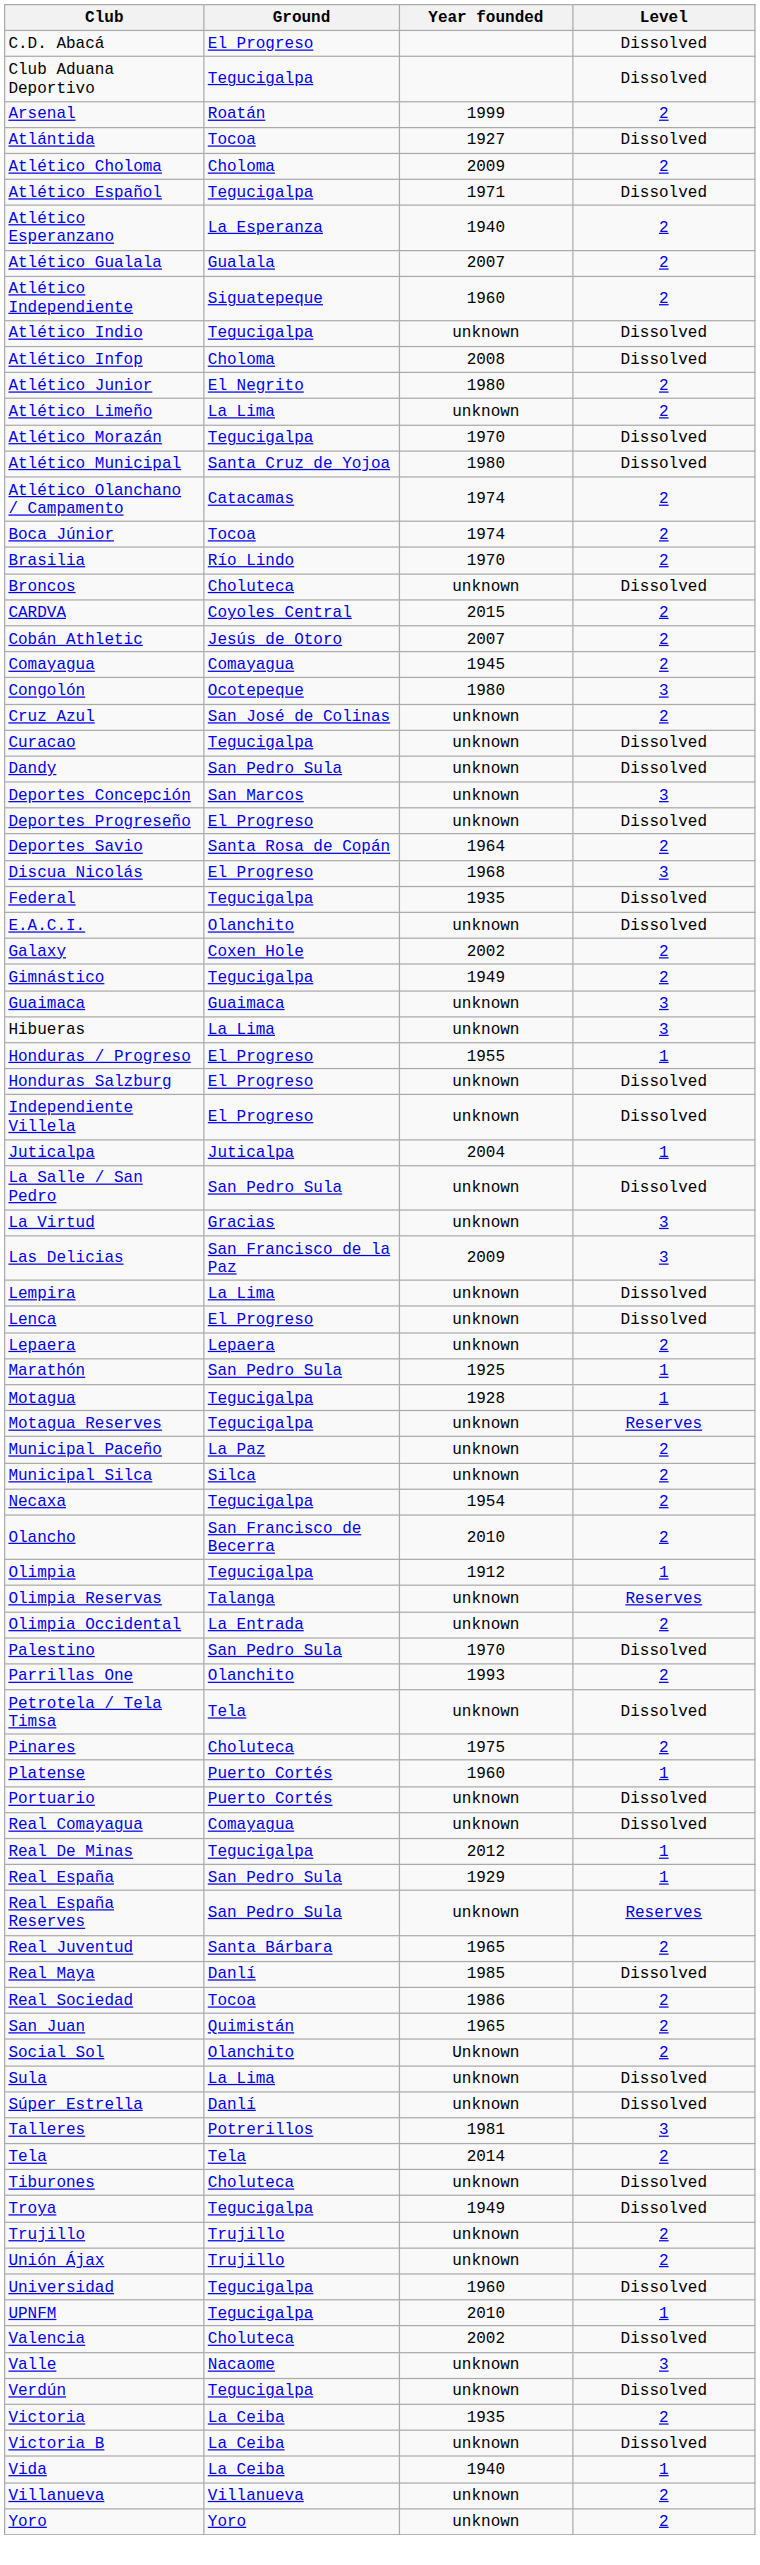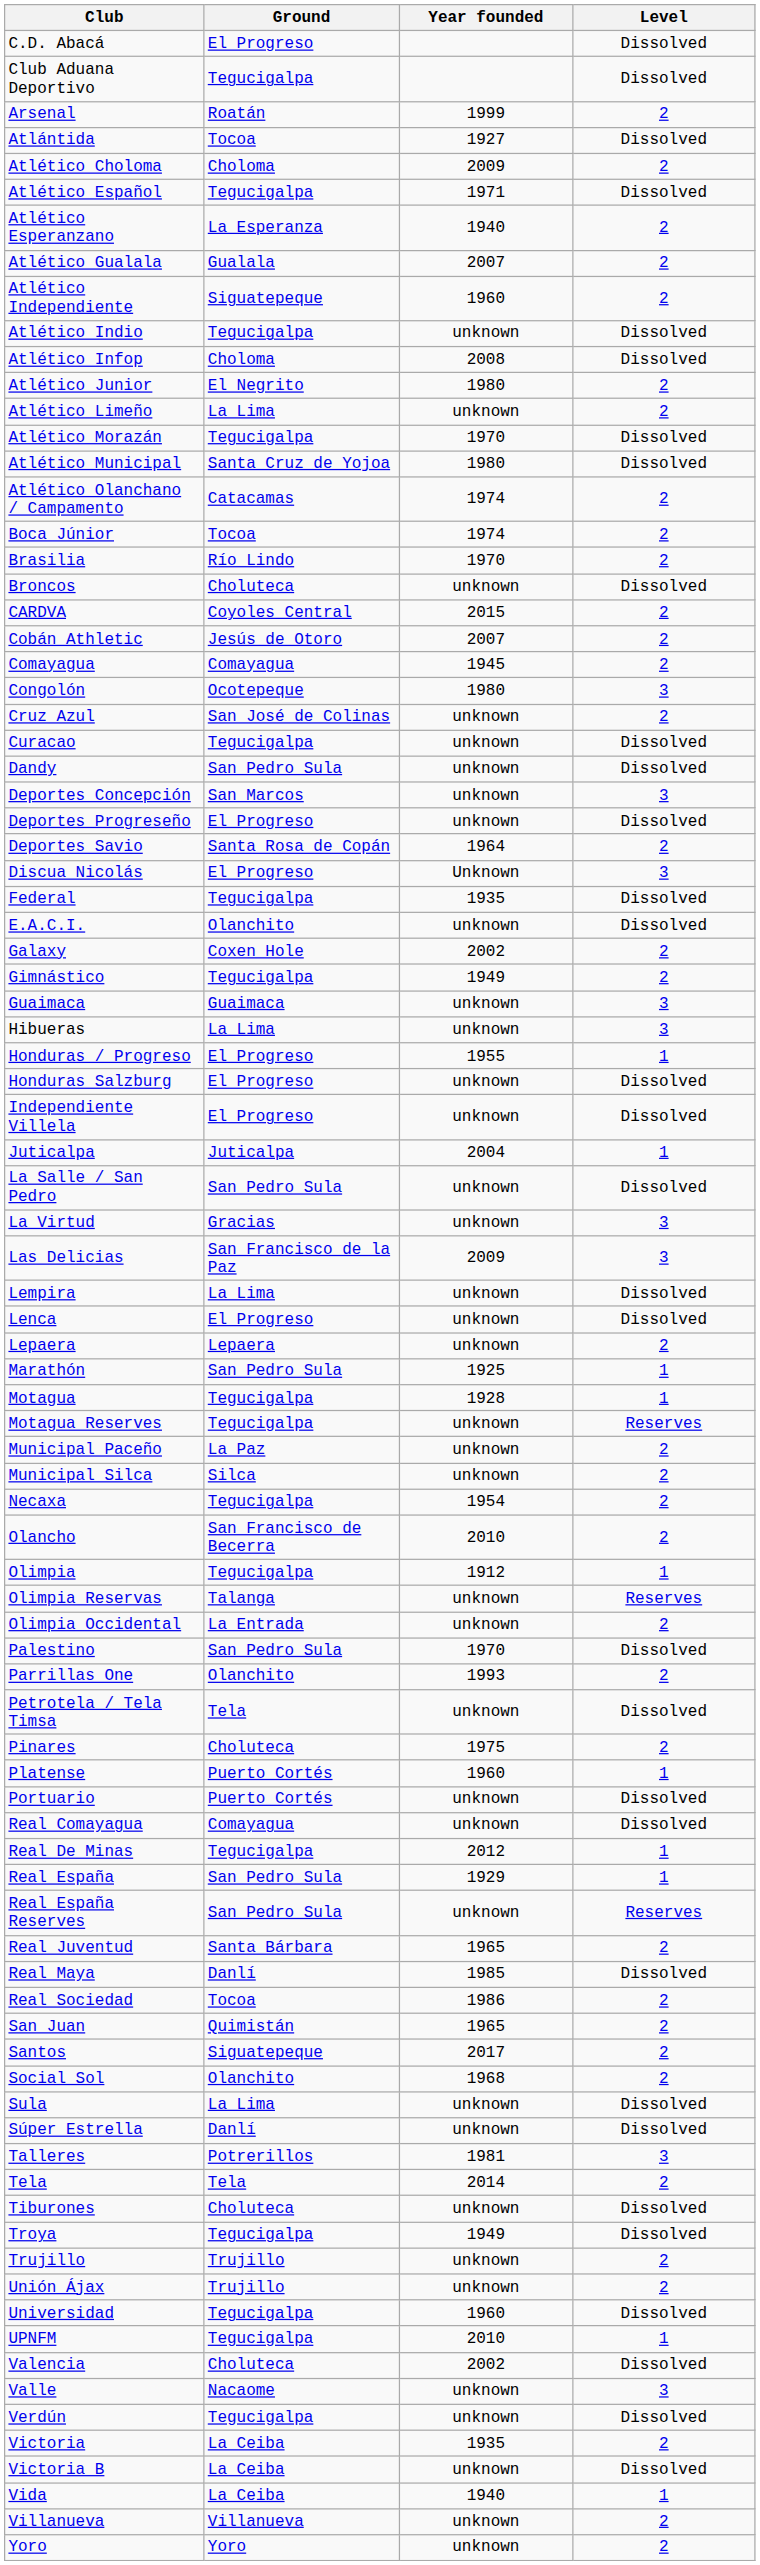(486, 873) 1968 -> (486, 873) Unknown
+ row: (37, 2052)
(486, 2052) Unknown -> (486, 2079) 1968
